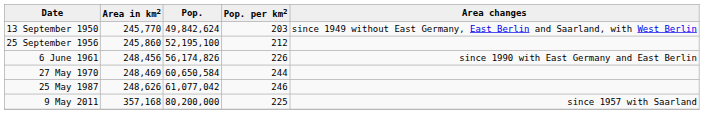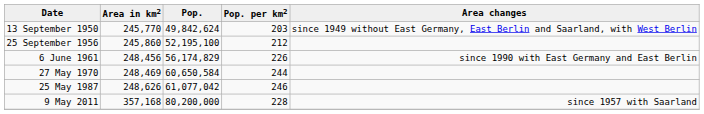(192, 58) 56,174,826 -> (192, 58) 56,174,829
(279, 102) 225 -> (279, 102) 228
